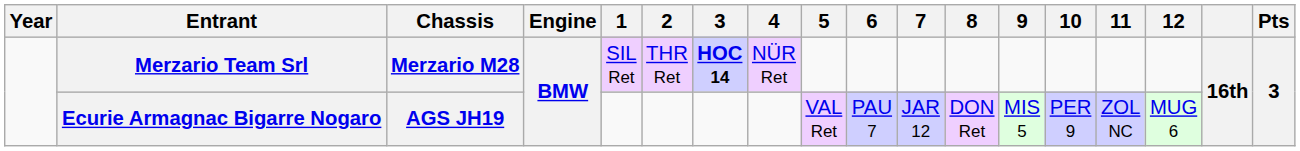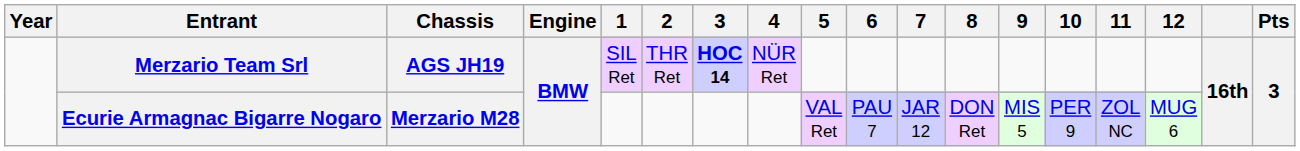(455, 64) Merzario M28 -> (455, 64) AGS JH19
(455, 119) AGS JH19 -> (455, 119) Merzario M28
